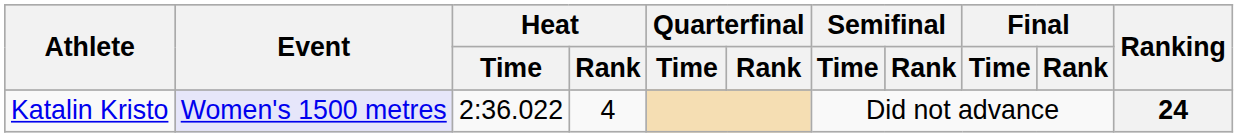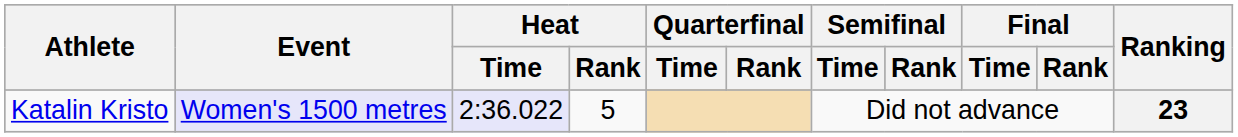(511, 110) no background -> (511, 110) lavender background
(608, 110) 4 -> (608, 110) 5
(1173, 110) 24 -> (1173, 110) 23
